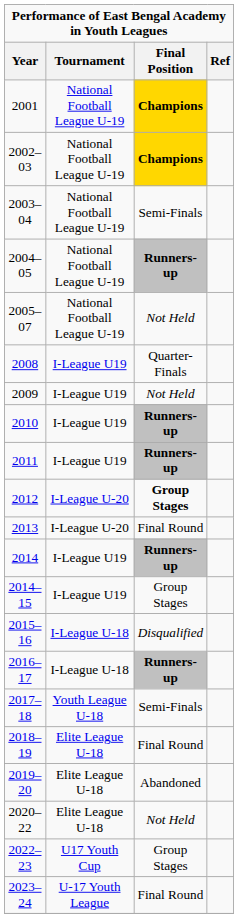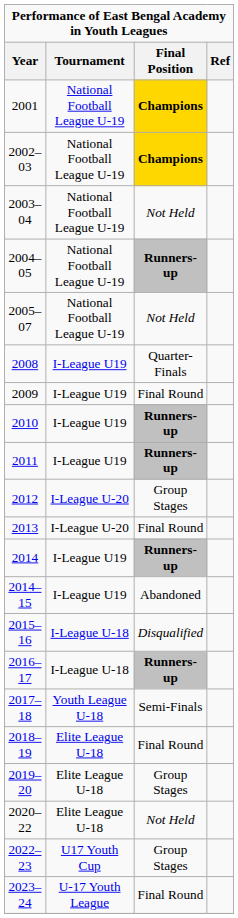(170, 212) Semi-Finals -> (170, 212) Not Held
(170, 393) Not Held -> (170, 393) Final Round
(170, 498) bold -> (170, 498) normal
(170, 595) Group Stages -> (170, 595) Abandoned
(170, 782) Abandoned -> (170, 782) Group Stages
